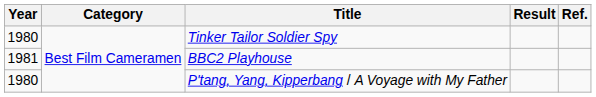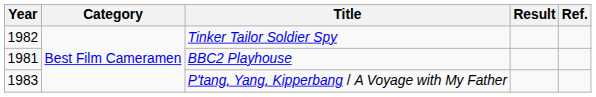(23, 37) 1980 -> (23, 37) 1982
(23, 80) 1980 -> (23, 80) 1983
